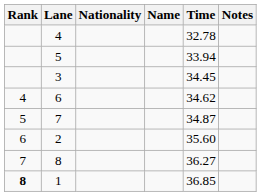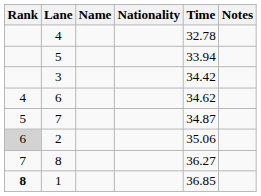columns swapped: (164, 14) <-> (110, 14)
(201, 77) 34.45 -> (201, 77) 34.42
(23, 139) no background -> (23, 139) lightgrey background
(201, 139) 35.60 -> (201, 139) 35.06
